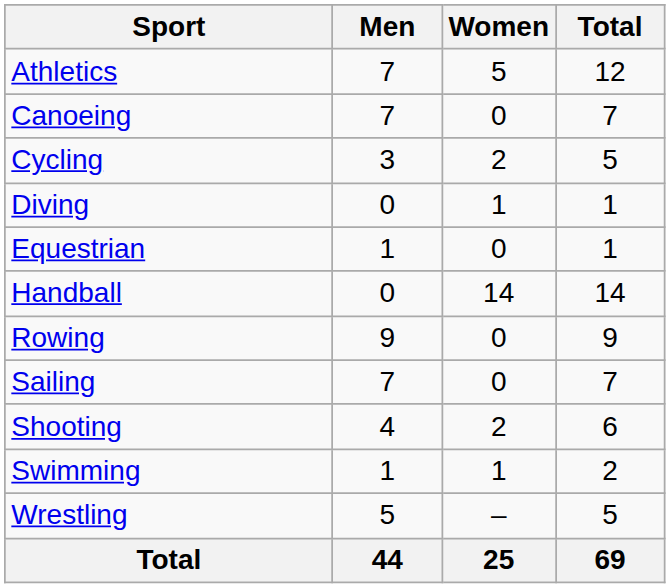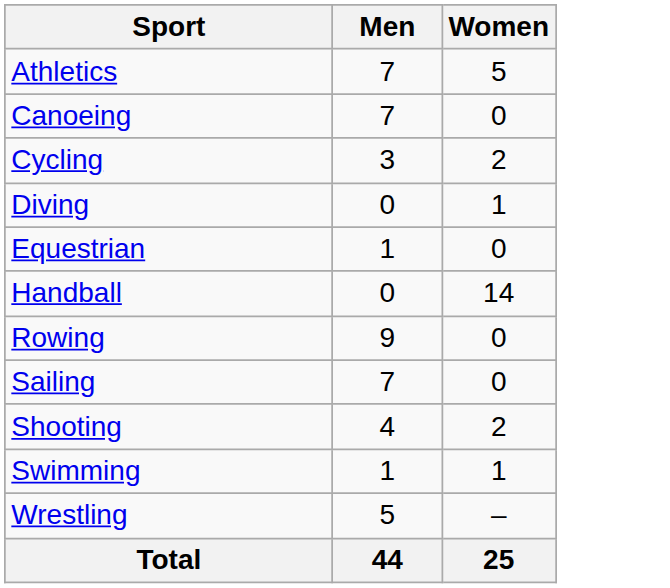- column: (610, 26)
